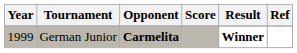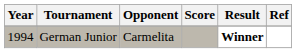(20, 36) 1999 -> (20, 36) 1994
(151, 36) bold -> (148, 36) normal
